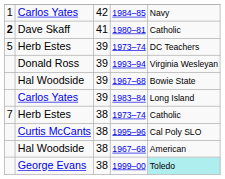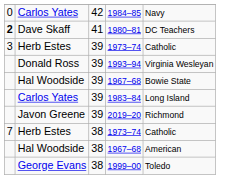(10, 13) 1 -> (10, 13) 0
(165, 30) Catholic -> (170, 30) DC Teachers
(10, 47) 5 -> (10, 47) 3
(175, 47) DC Teachers -> (161, 47) Catholic
+ row: (97, 115)
- row: (102, 132)
(162, 166) paleturquoise background -> (158, 166) no background
